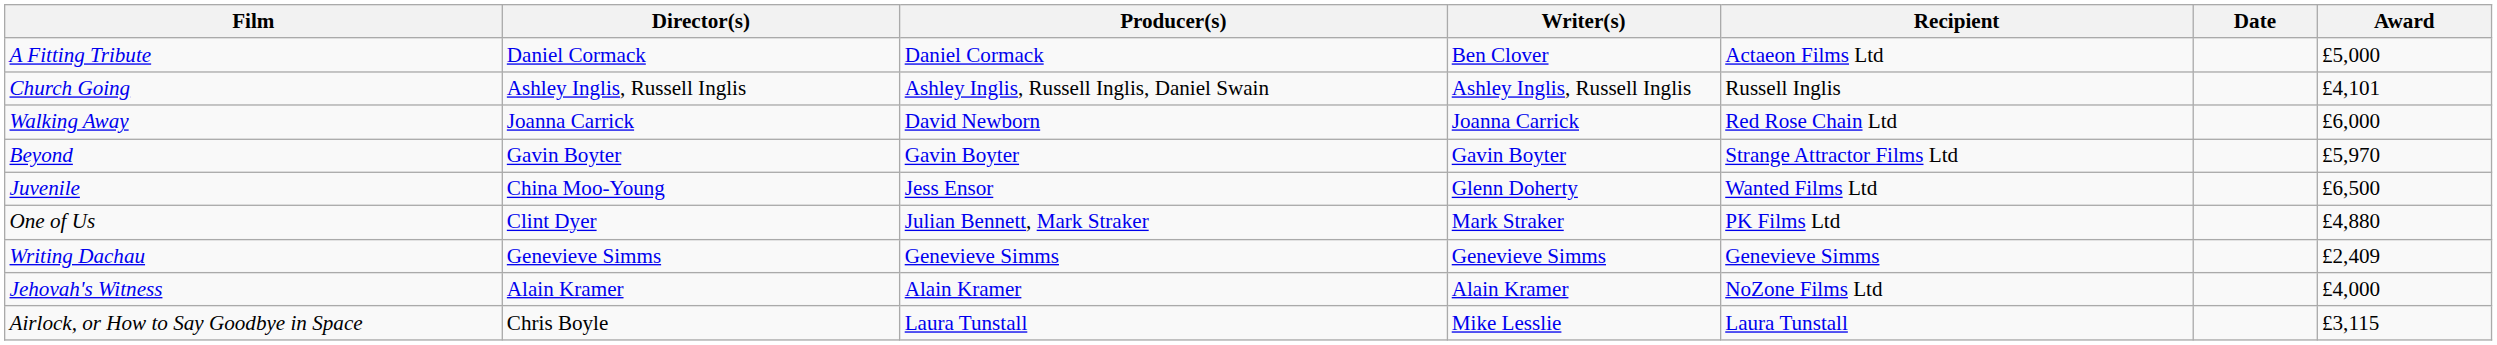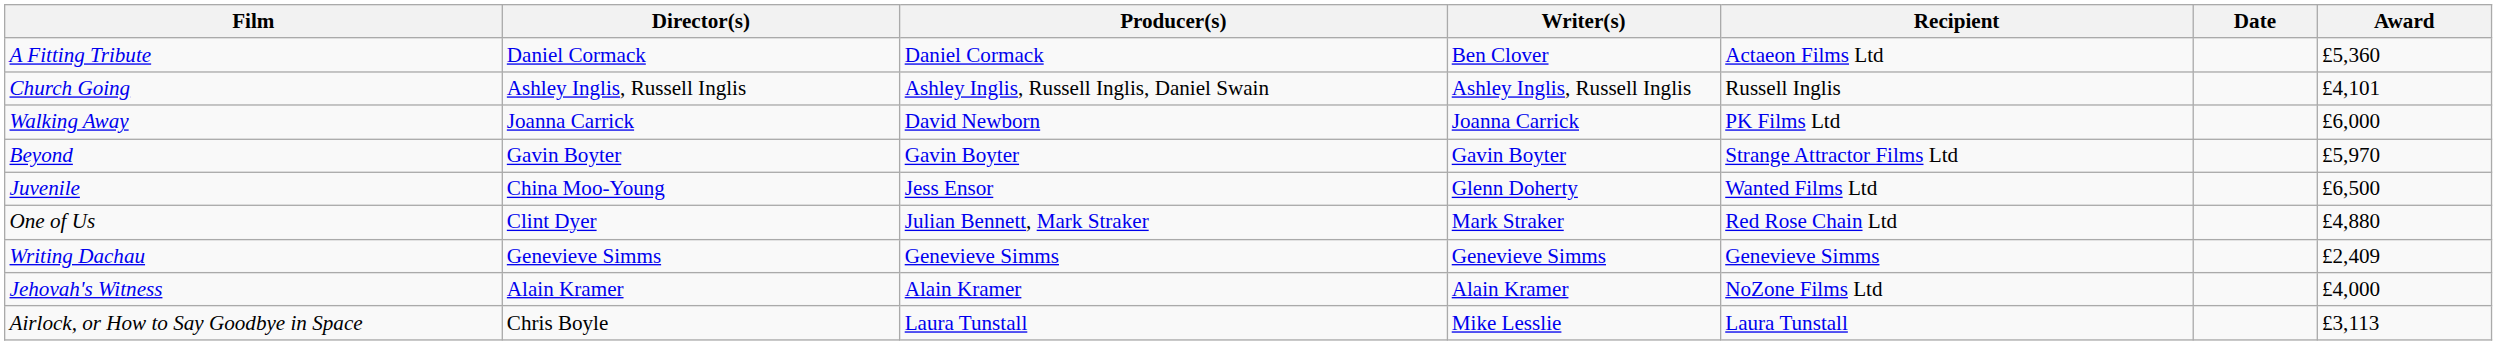(2351, 54) £5,000 -> (2351, 54) £5,360
(1811, 121) Red Rose Chain Ltd -> (1783, 121) PK Films Ltd
(1783, 222) PK Films Ltd -> (1811, 222) Red Rose Chain Ltd
(2351, 322) £3,115 -> (2351, 322) £3,113
